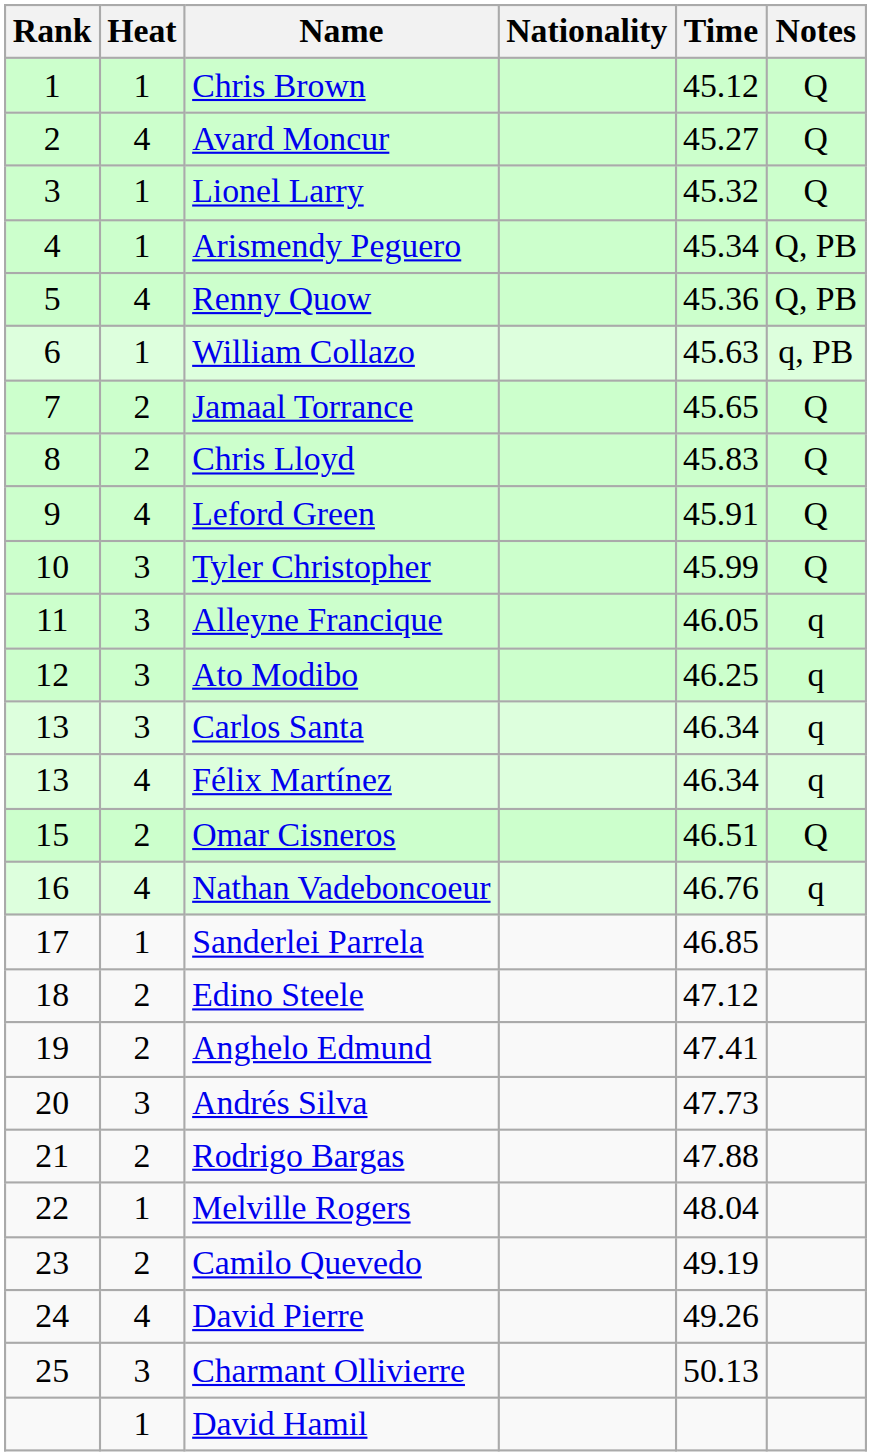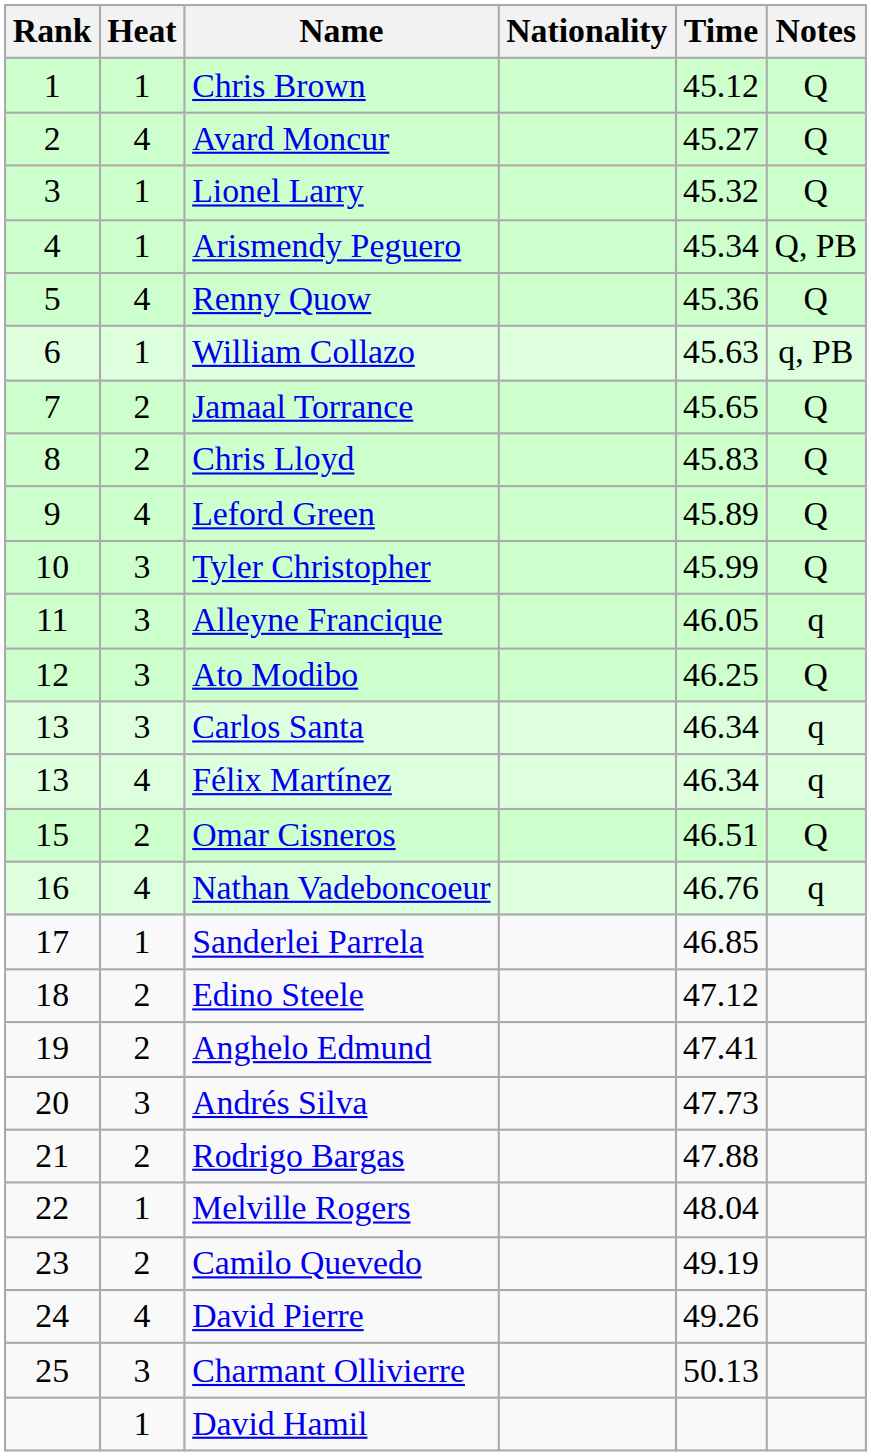(816, 298) Q, PB -> (816, 298) Q
(721, 513) 45.91 -> (721, 513) 45.89
(816, 673) q -> (816, 673) Q
